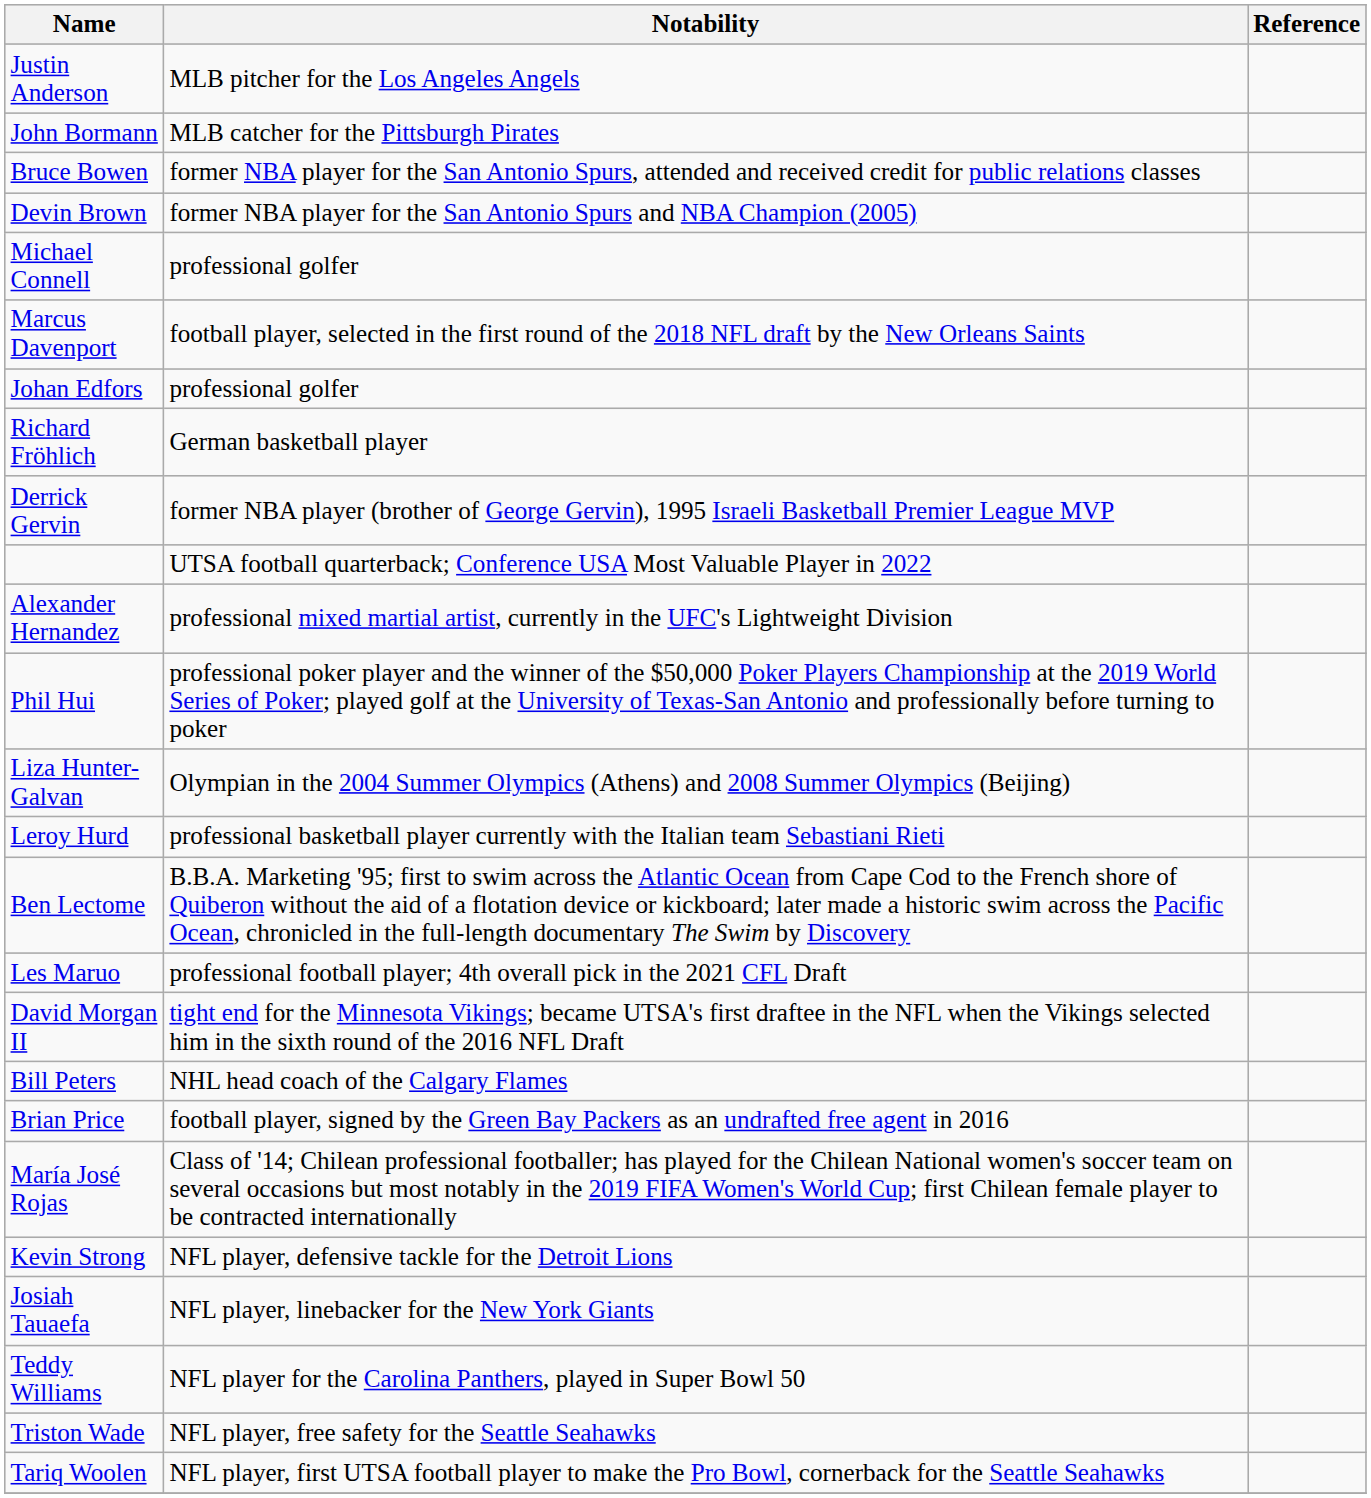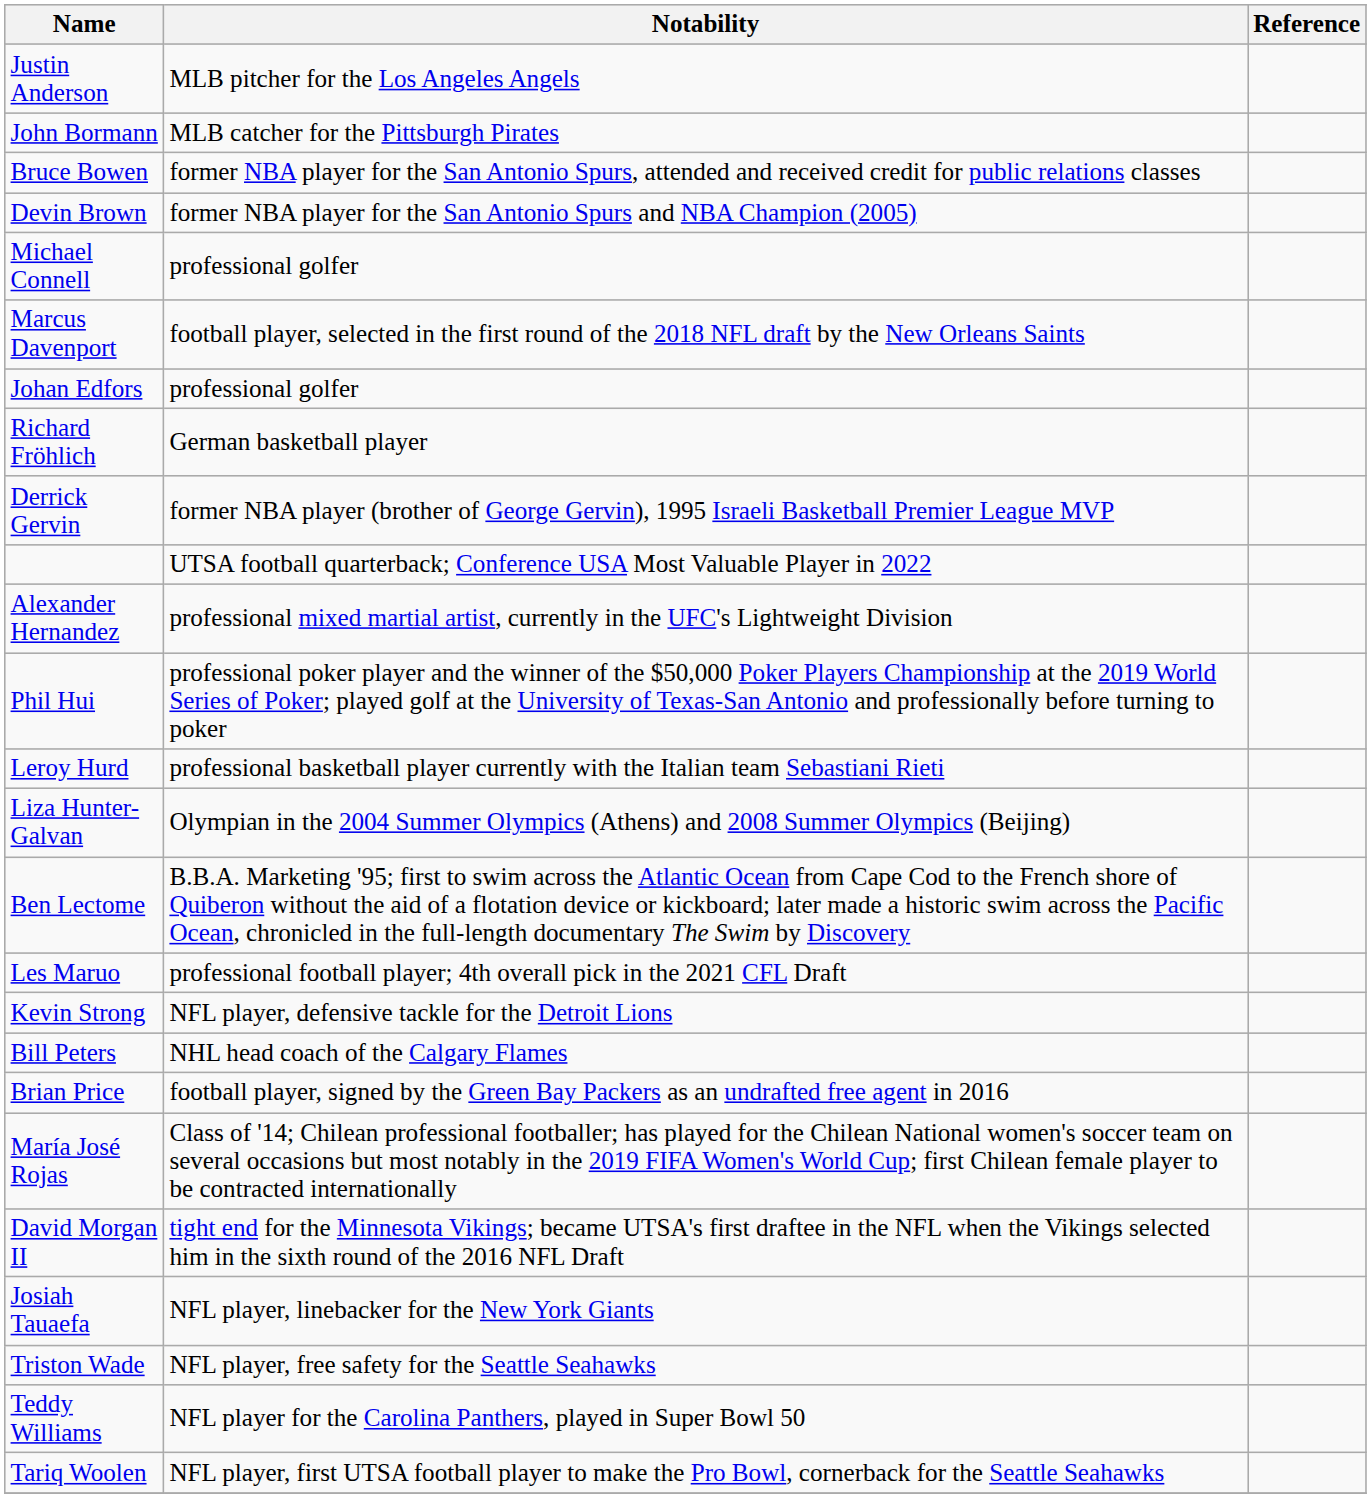rows swapped: (75, 782) <-> (70, 836)
rows swapped: (84, 1026) <-> (78, 1256)
rows swapped: (78, 1432) <-> (56, 1378)
